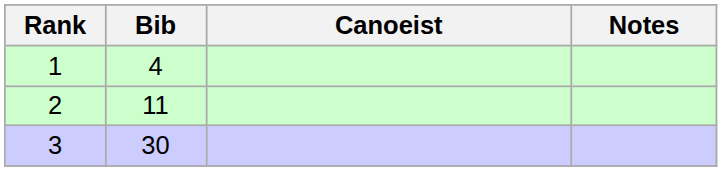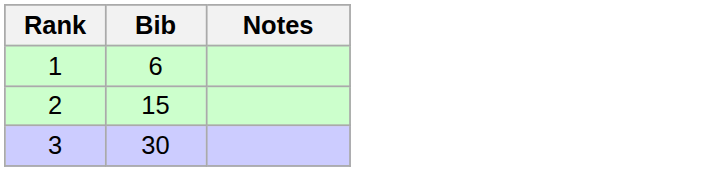- column: (389, 25)
(156, 66) 4 -> (156, 66) 6
(156, 106) 11 -> (156, 106) 15
